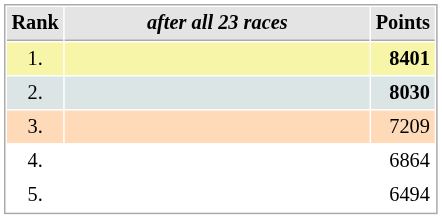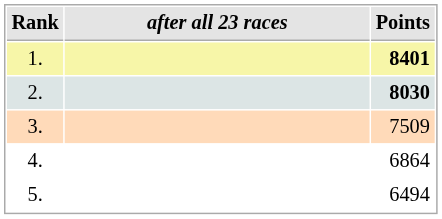(410, 126) 7209 -> (410, 126) 7509
